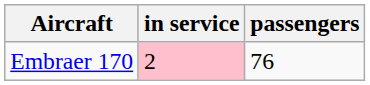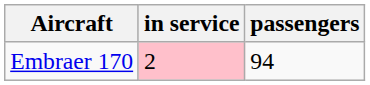(262, 60) 76 -> (262, 60) 94
